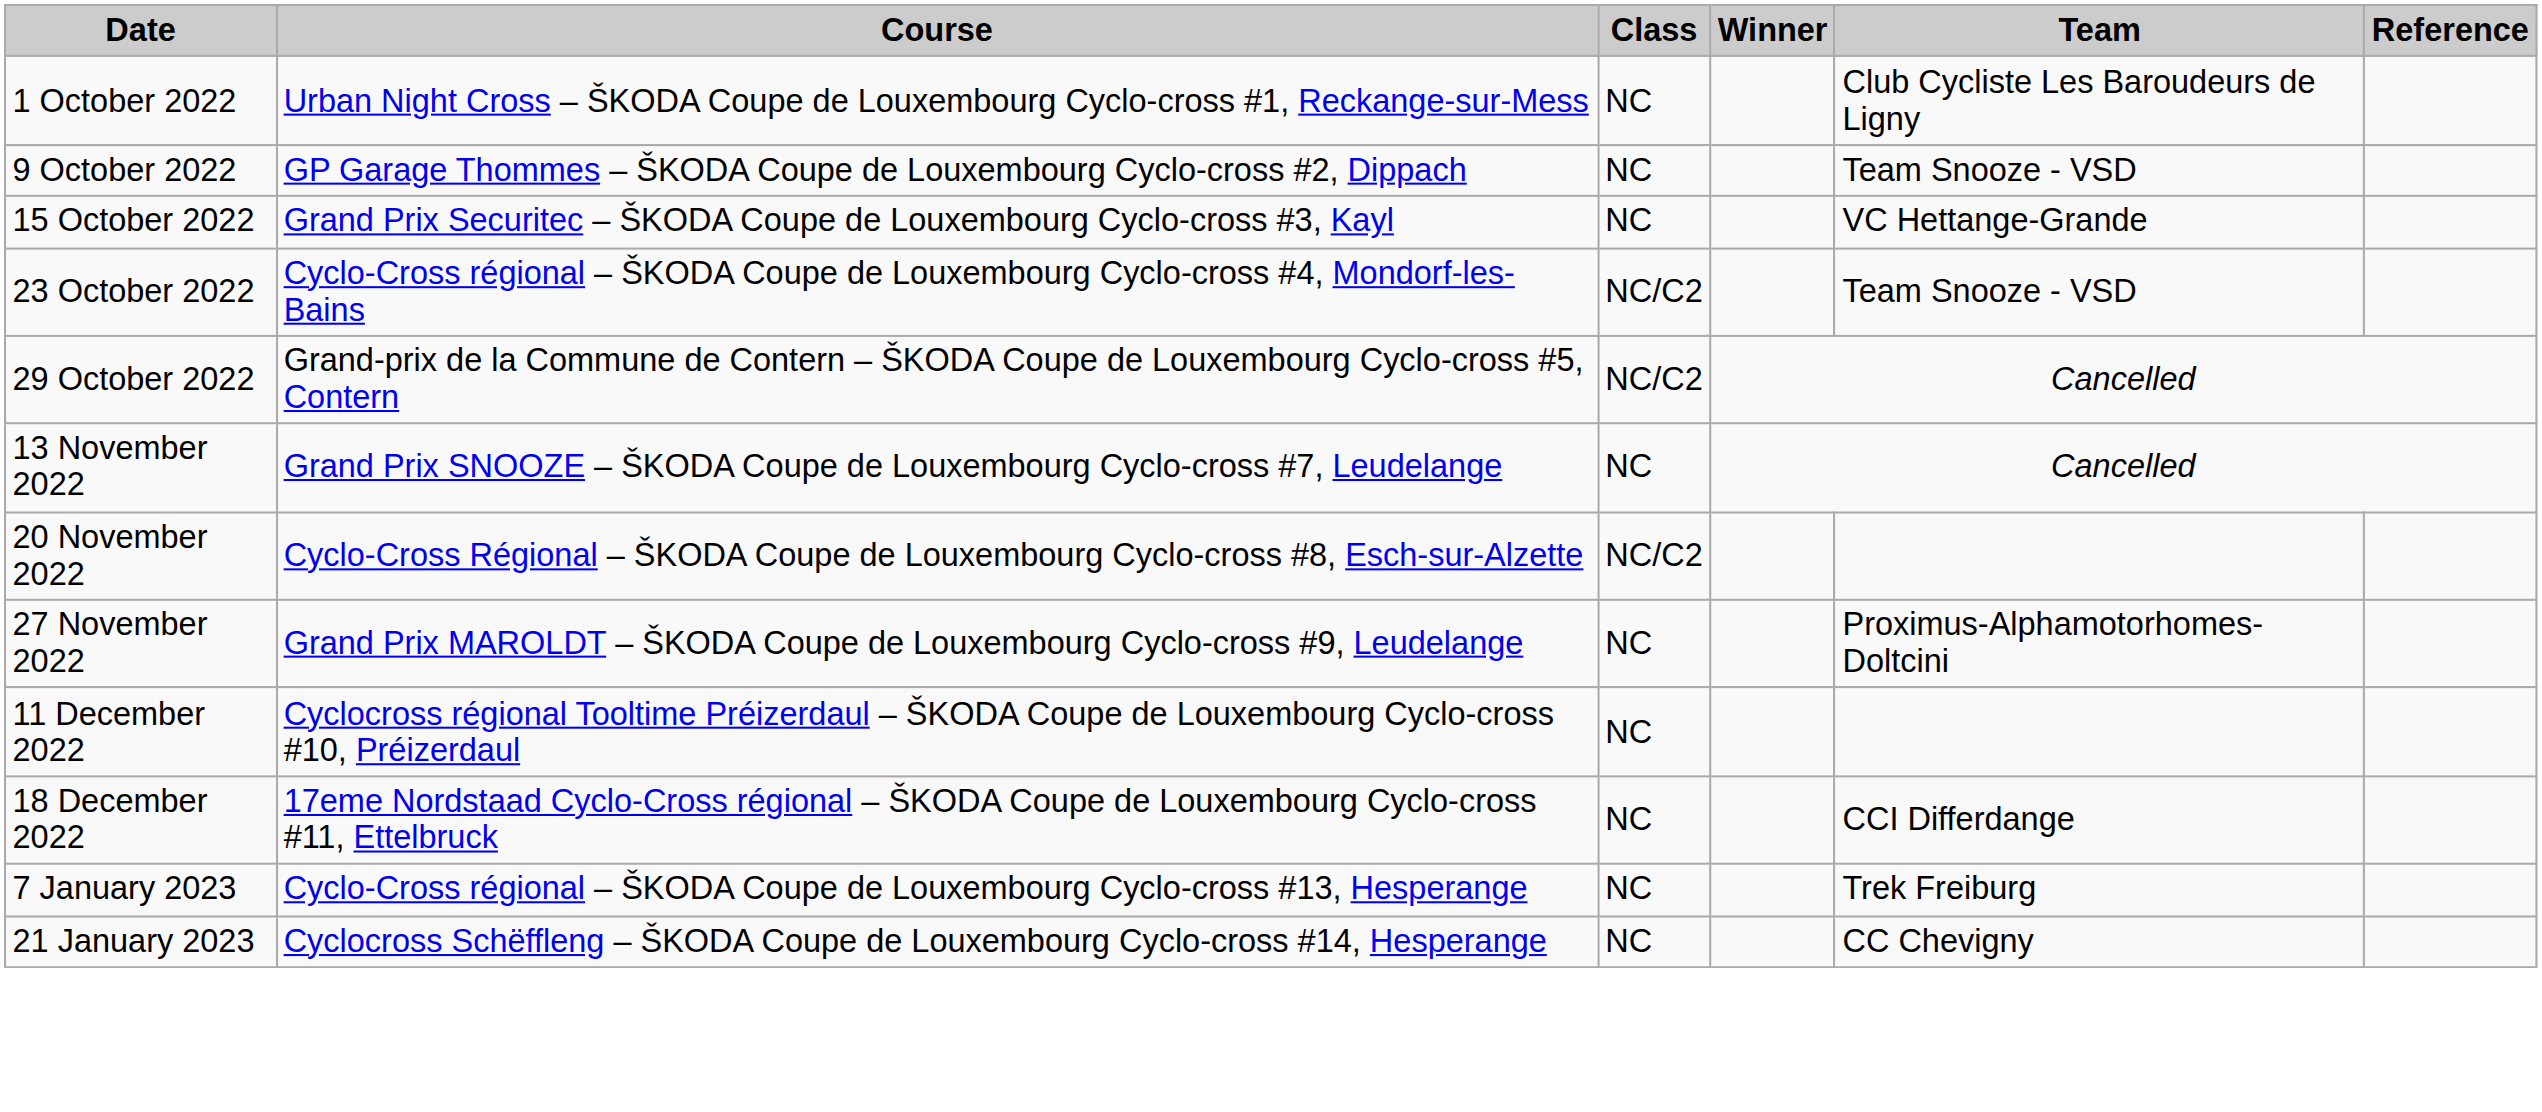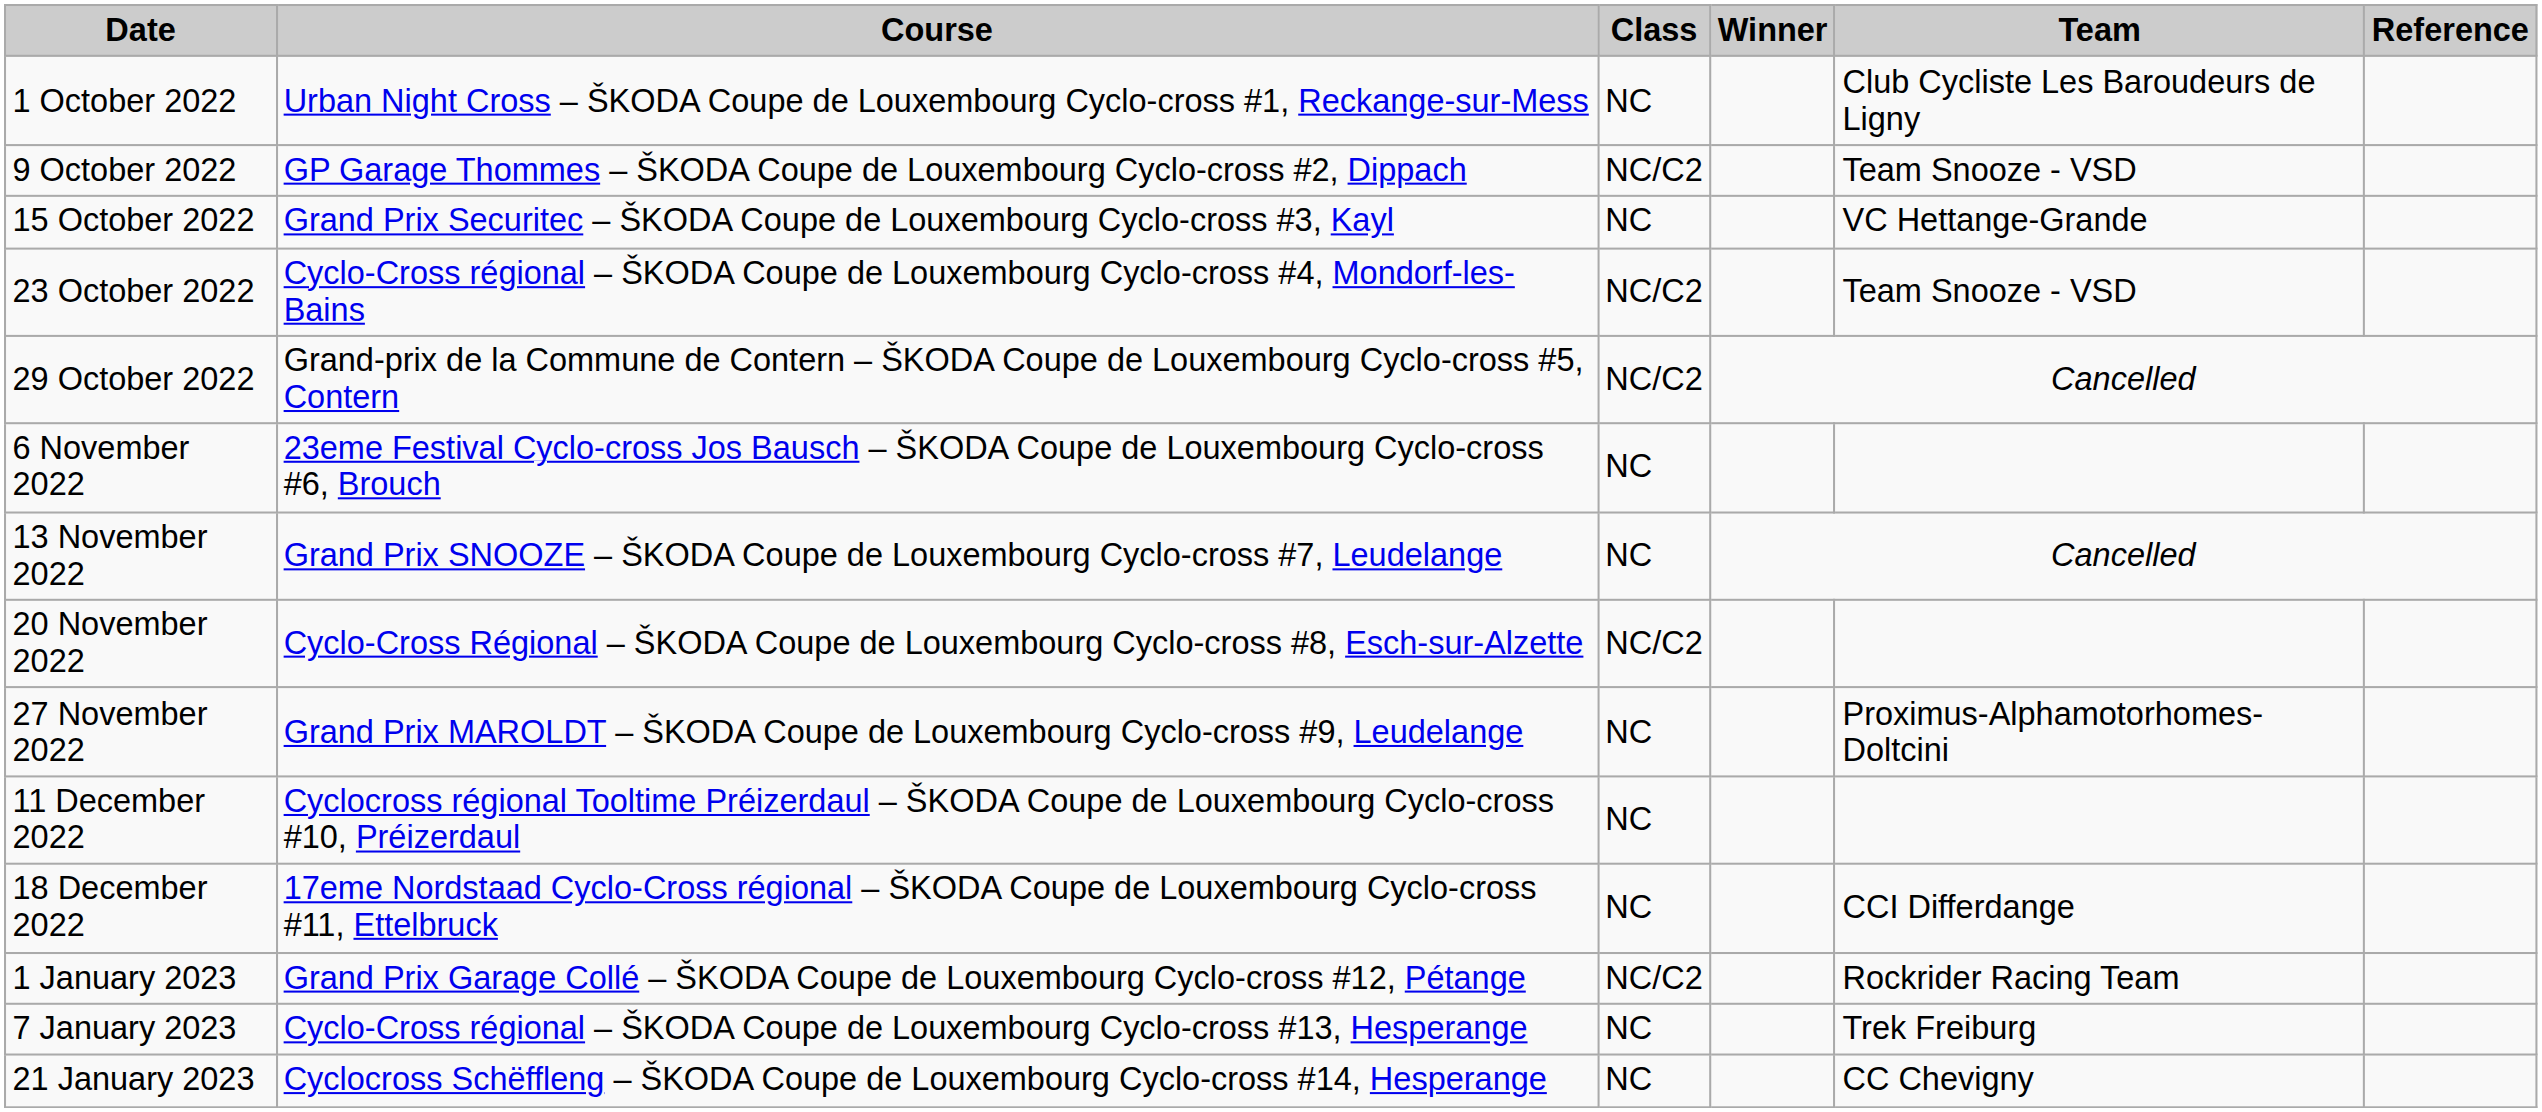(1629, 169) NC -> (1654, 169) NC/C2
+ row: (101, 467)
+ row: (124, 977)
